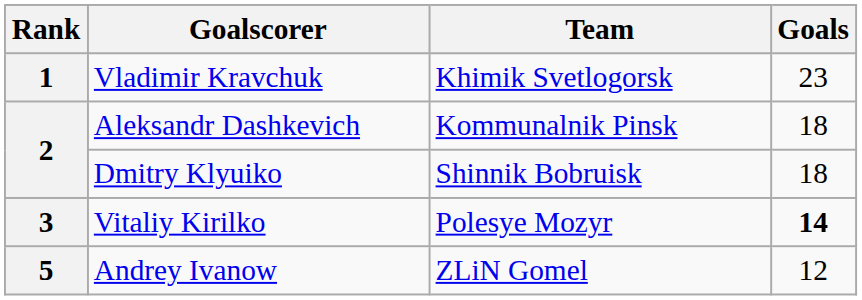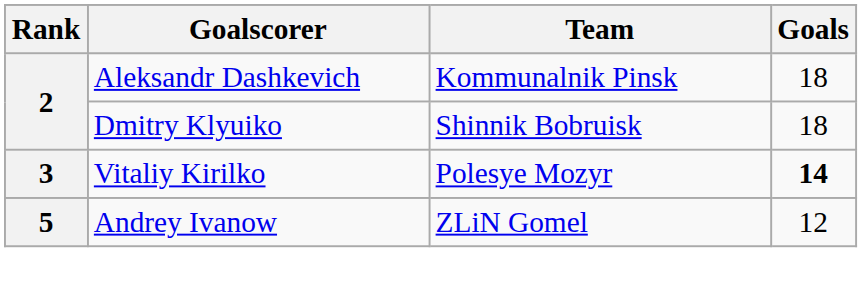- row: (208, 77)
